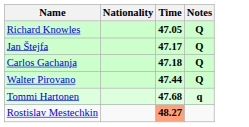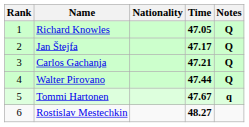+ column: (19, 12)
(170, 63) 47.18 -> (200, 63) 47.21
(170, 96) 47.68 -> (200, 96) 47.67
(170, 113) lightsalmon background -> (200, 113) no background
